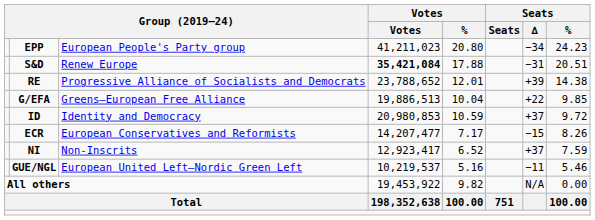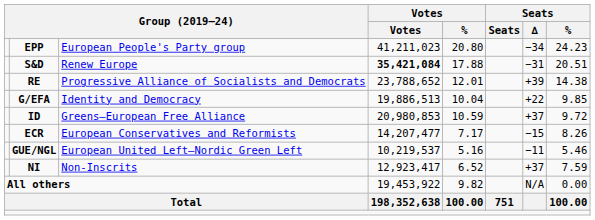(153, 99) Greens–European Free Alliance -> (131, 99) Identity and Democracy
(131, 116) Identity and Democracy -> (153, 116) Greens–European Free Alliance
rows swapped: (34, 167) <-> (34, 150)
